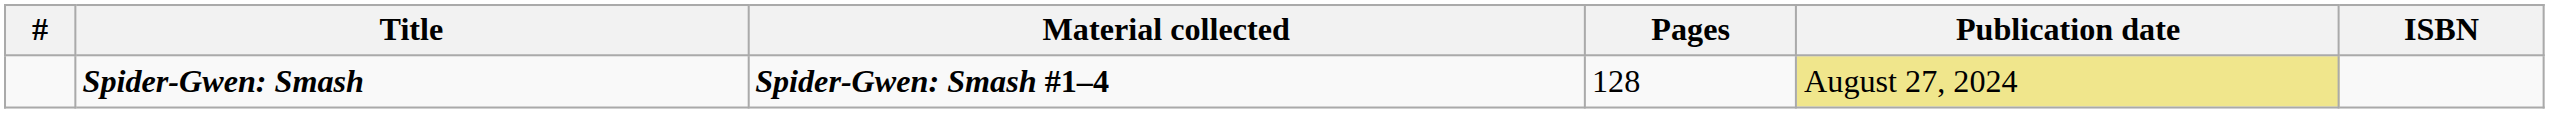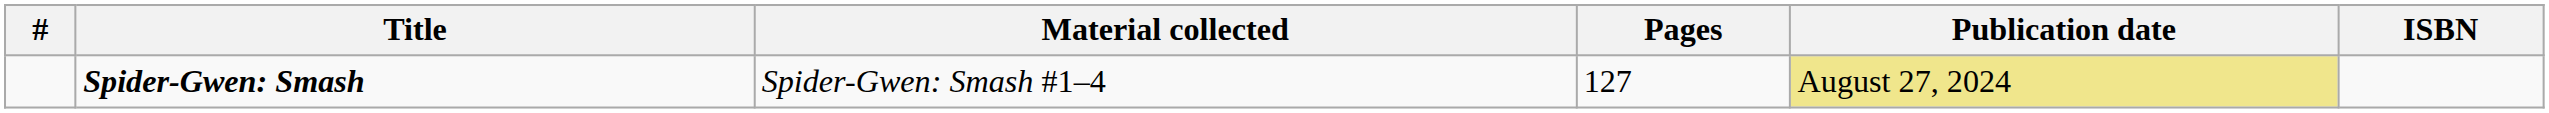(932, 81) bold -> (934, 81) normal
(1616, 81) 128 -> (1608, 81) 127
